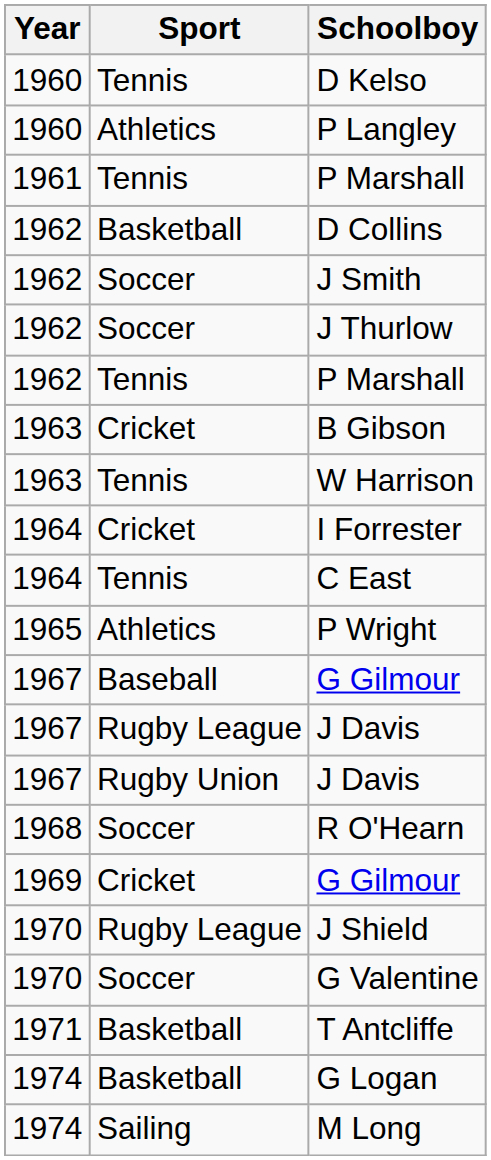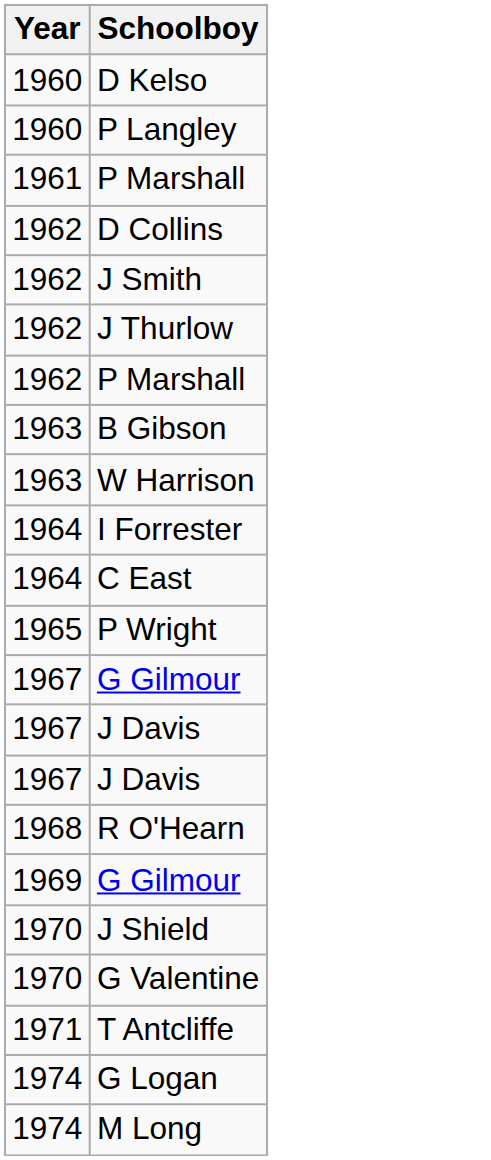- column: (199, 29)
